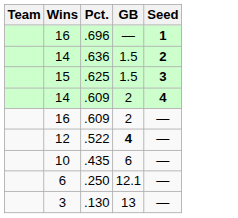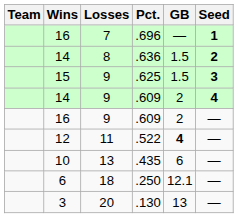+ column: (107, 14)
